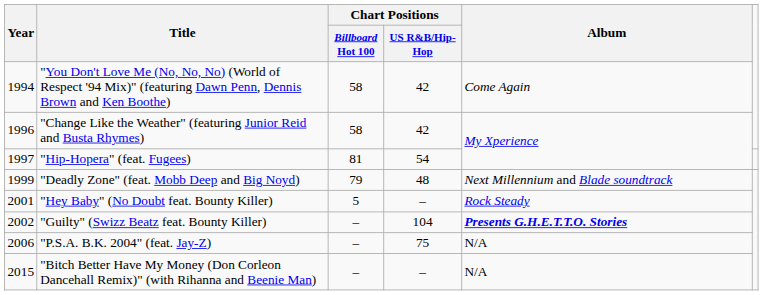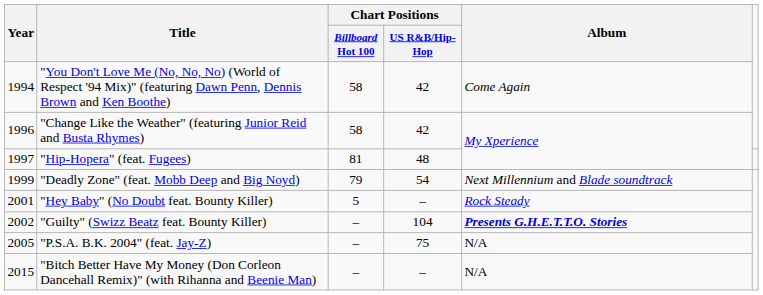(423, 159) 54 -> (423, 159) 48
(423, 180) 48 -> (423, 180) 54
(21, 243) 2006 -> (21, 243) 2005
